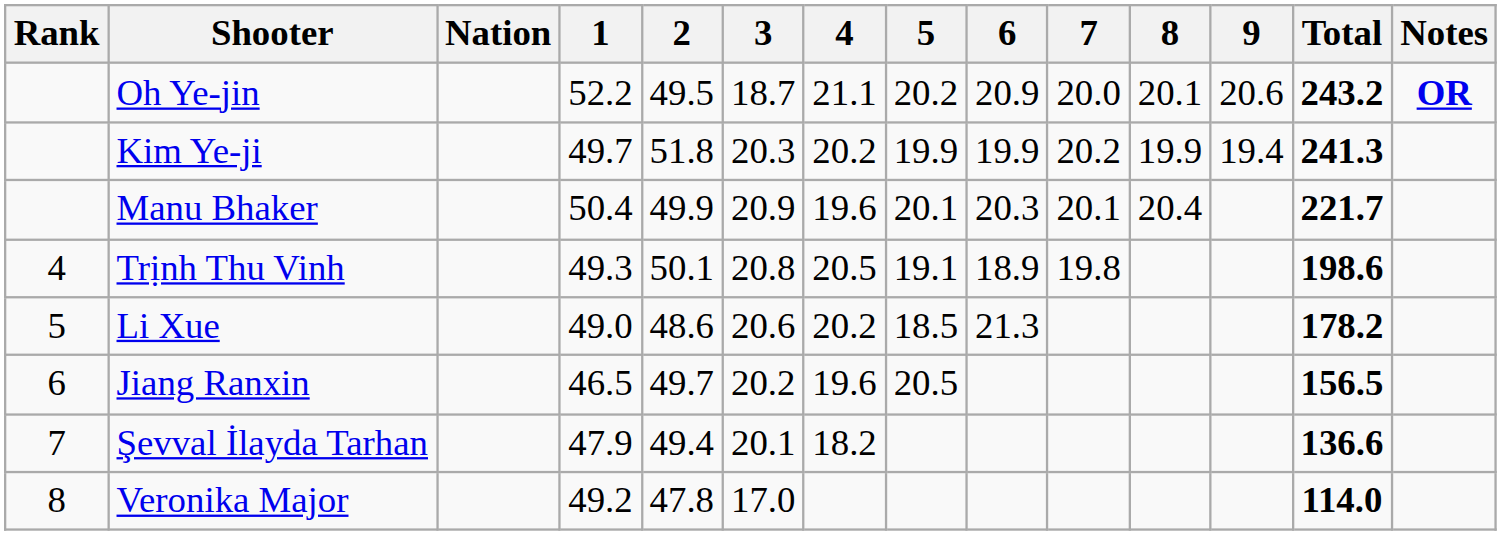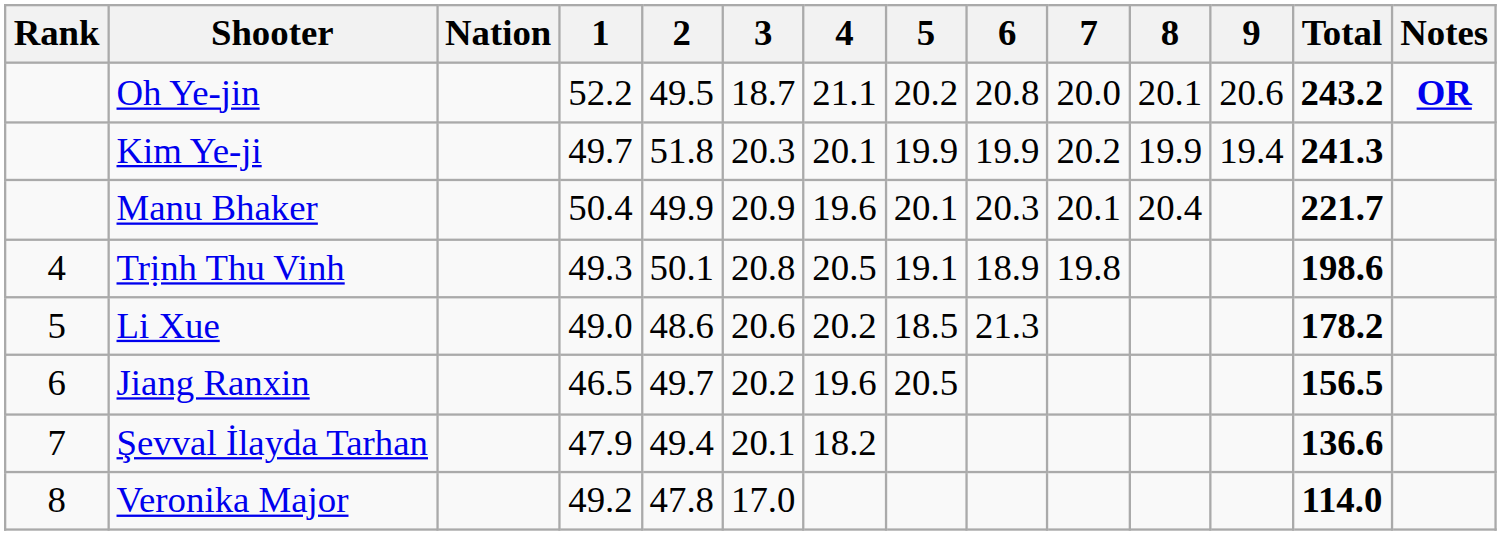(1007, 92) 20.9 -> (1007, 92) 20.8
(845, 150) 20.2 -> (845, 150) 20.1
